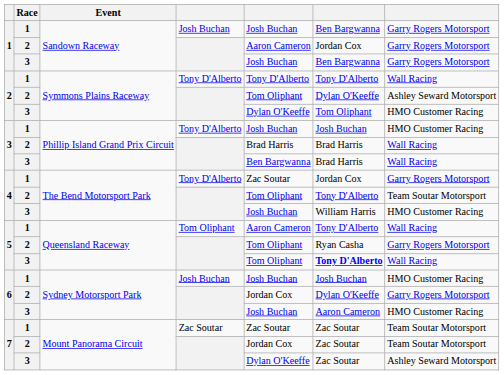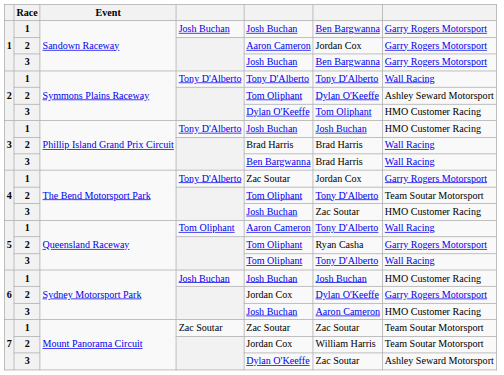(346, 211) William Harris -> (337, 211) Zac Soutar
(349, 261) bold -> (347, 261) normal
(337, 344) Zac Soutar -> (346, 344) William Harris
